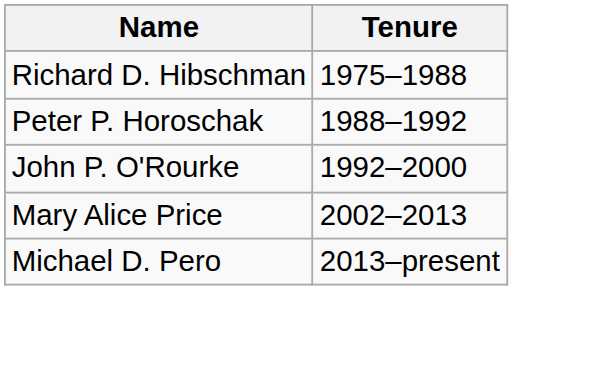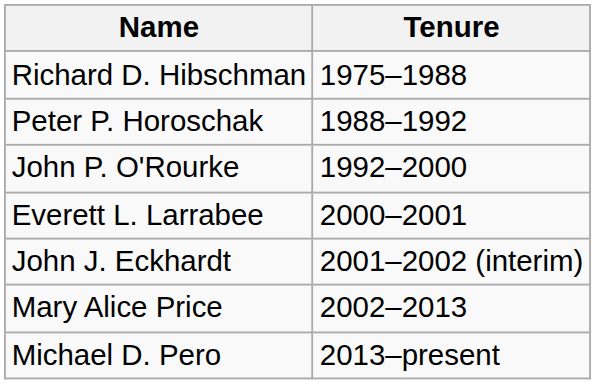+ row: (138, 214)
+ row: (121, 261)
